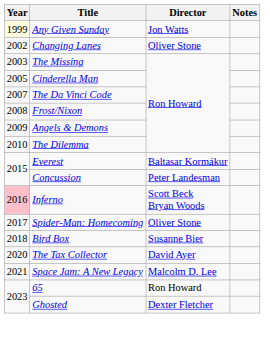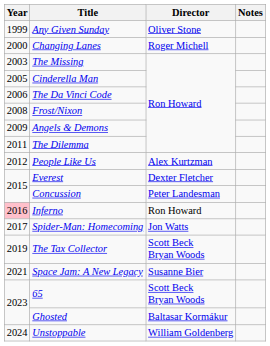(17, 29) lightyellow background -> (17, 29) no background
(168, 29) Jon Watts -> (175, 29) Oliver Stone
(17, 45) 2002 -> (17, 45) 2000
(175, 45) Oliver Stone -> (178, 45) Roger Michell
(17, 95) 2007 -> (17, 95) 2006
(17, 144) 2010 -> (17, 144) 2011
+ row: (64, 161)
(188, 161) Baltasar Kormákur -> (181, 177) Dexter Fletcher
(176, 200) Scott Beck Bryan Woods -> (175, 210) Ron Howard
(175, 222) Oliver Stone -> (168, 227) Jon Watts
- row: (51, 238)
(17, 255) 2020 -> (17, 249) 2019
(172, 255) David Ayer -> (176, 249) Scott Beck Bryan Woods
(182, 271) Malcolm D. Lee -> (176, 271) Susanne Bier
(175, 288) Ron Howard -> (176, 294) Scott Beck Bryan Woods
(181, 304) Dexter Fletcher -> (188, 316) Baltasar Kormákur
+ row: (59, 333)
